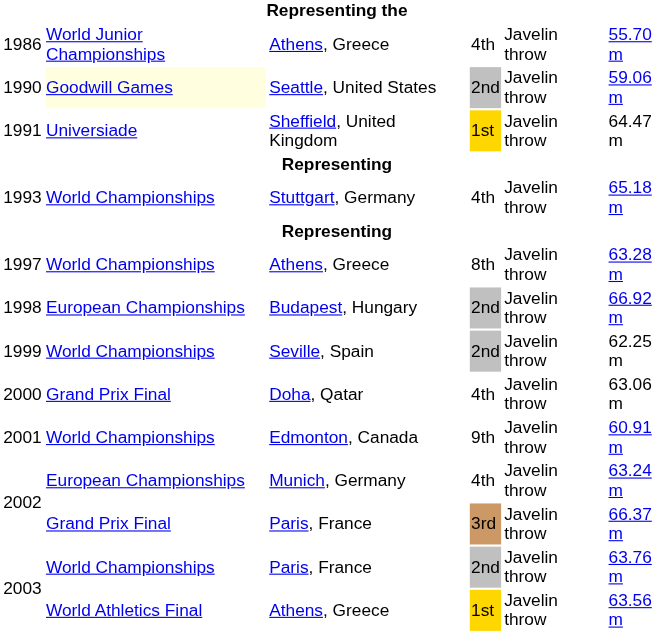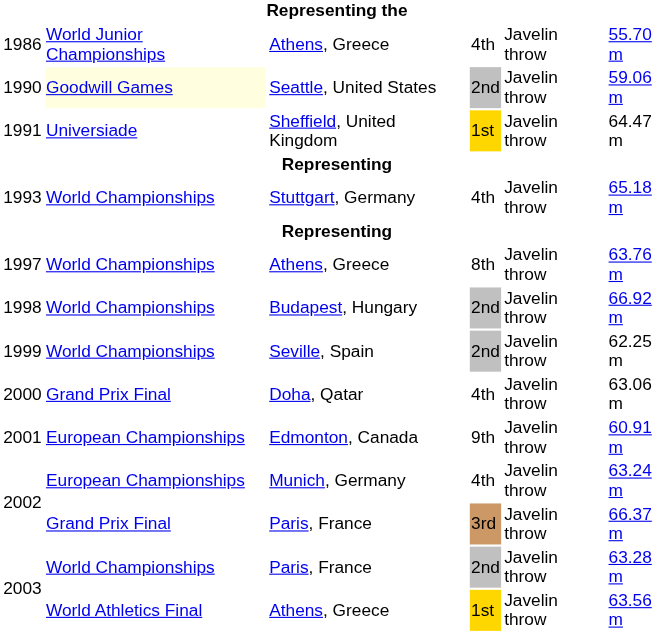(630, 264) 63.28 m -> (630, 264) 63.76 m
(145, 307) European Championships -> (130, 307) World Championships
(130, 437) World Championships -> (145, 437) European Championships
(630, 567) 63.76 m -> (630, 567) 63.28 m
